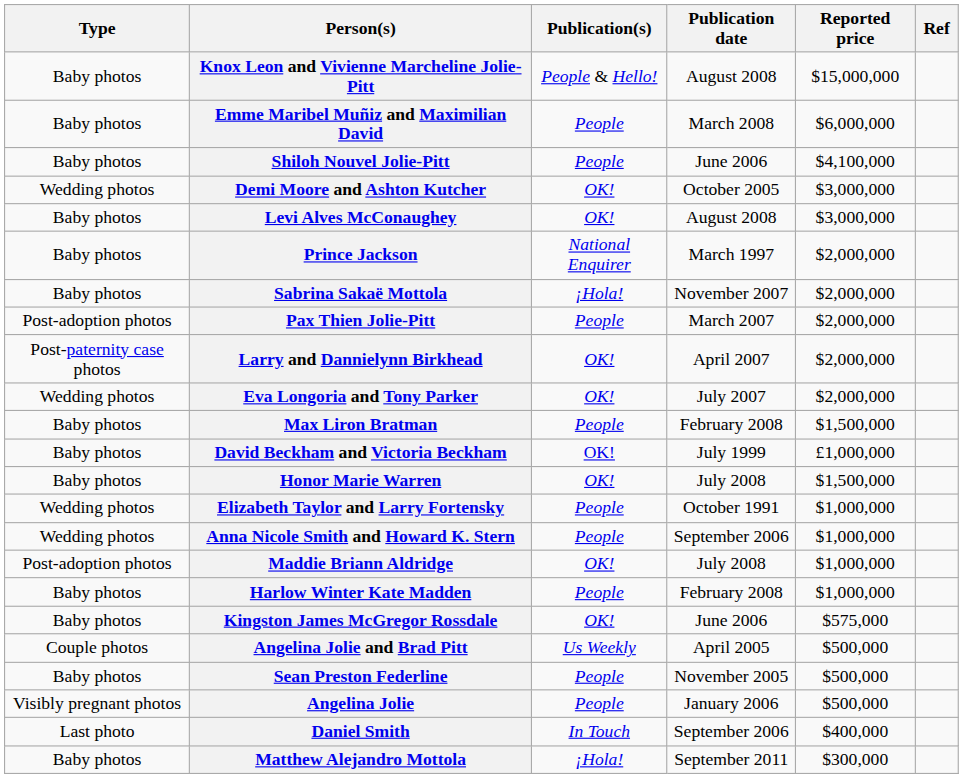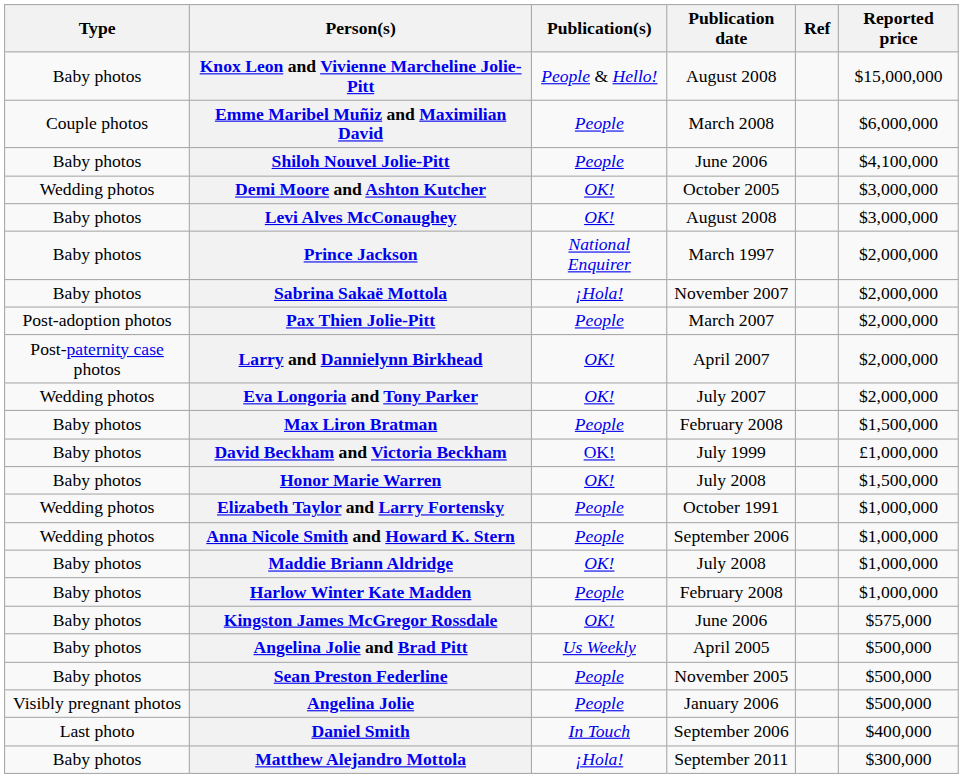columns swapped: (855, 28) <-> (937, 28)
(97, 123) Baby photos -> (97, 123) Couple photos
(97, 564) Post-adoption photos -> (97, 564) Baby photos
(97, 647) Couple photos -> (97, 647) Baby photos
